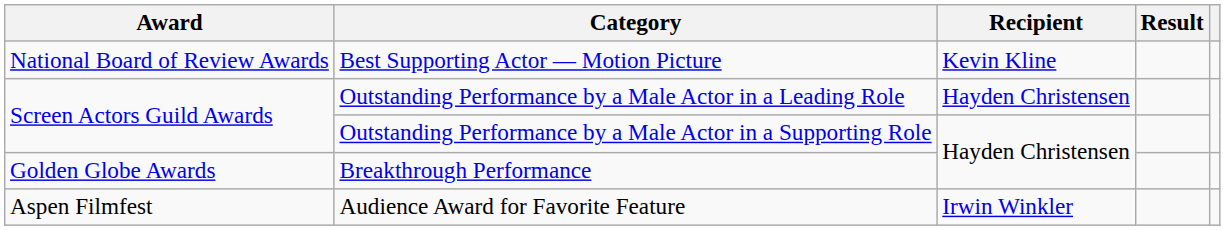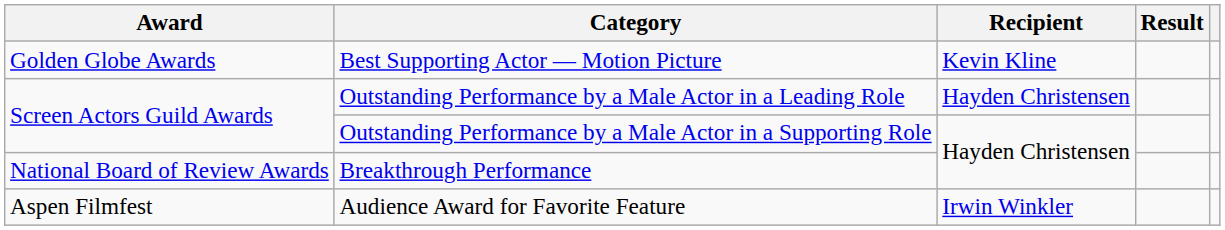(169, 59) National Board of Review Awards -> (113, 59) Golden Globe Awards
(113, 170) Golden Globe Awards -> (169, 170) National Board of Review Awards
